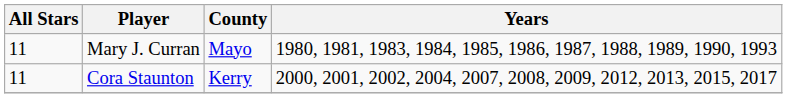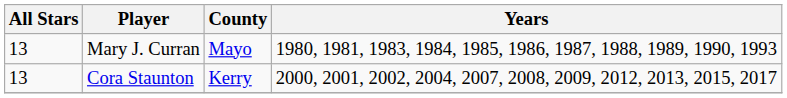(18, 48) 11 -> (18, 48) 13
(18, 78) 11 -> (18, 78) 13
